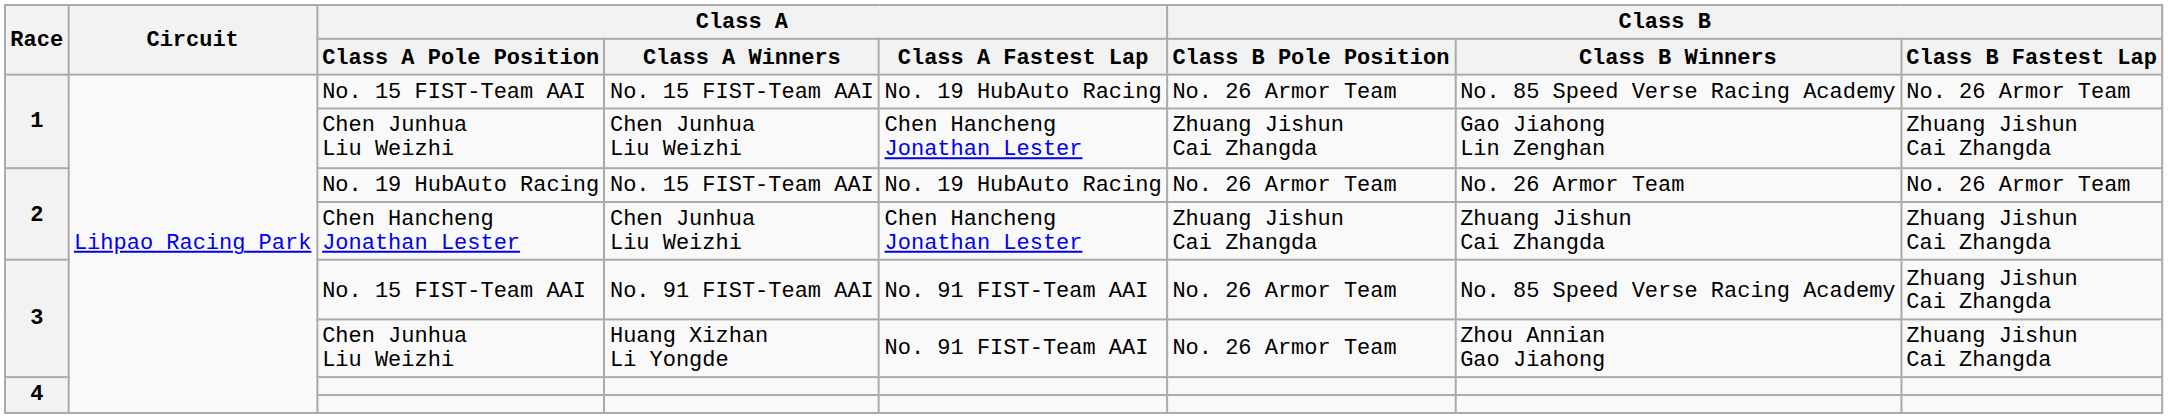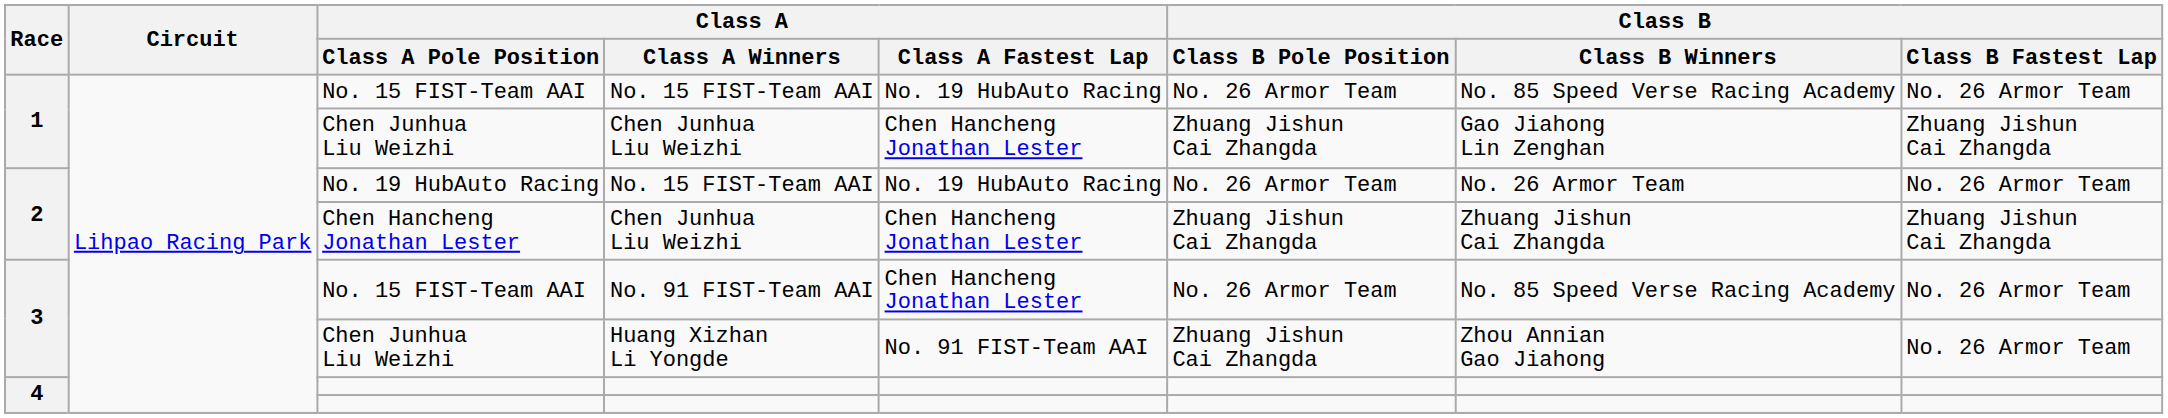(1017, 290) No. 91 FIST-Team AAI -> (984, 290) Chen Hancheng Jonathan Lester
(1992, 290) Zhuang Jishun Cai Zhangda -> (2018, 290) No. 26 Armor Team
(1285, 348) No. 26 Armor Team -> (1258, 348) Zhuang Jishun Cai Zhangda
(1992, 348) Zhuang Jishun Cai Zhangda -> (2018, 348) No. 26 Armor Team
